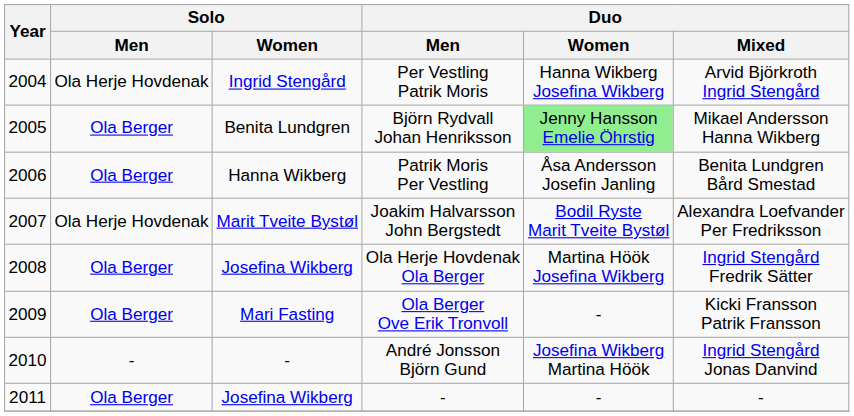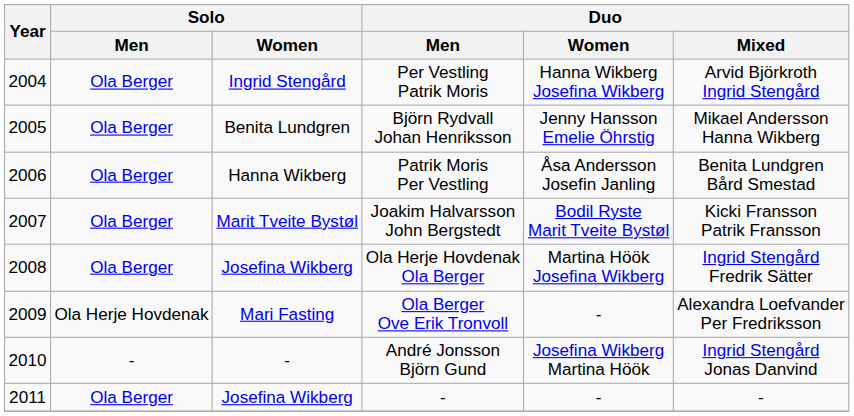(132, 82) Ola Herje Hovdenak -> (132, 82) Ola Berger
(599, 128) lightgreen background -> (599, 128) no background
(132, 221) Ola Herje Hovdenak -> (132, 221) Ola Berger
(761, 221) Alexandra Loefvander Per Fredriksson -> (761, 221) Kicki Fransson Patrik Fransson
(132, 314) Ola Berger -> (132, 314) Ola Herje Hovdenak
(761, 314) Kicki Fransson Patrik Fransson -> (761, 314) Alexandra Loefvander Per Fredriksson
